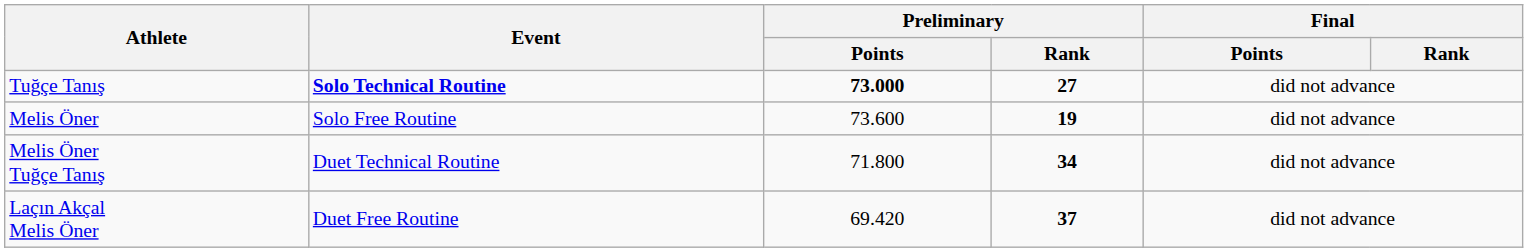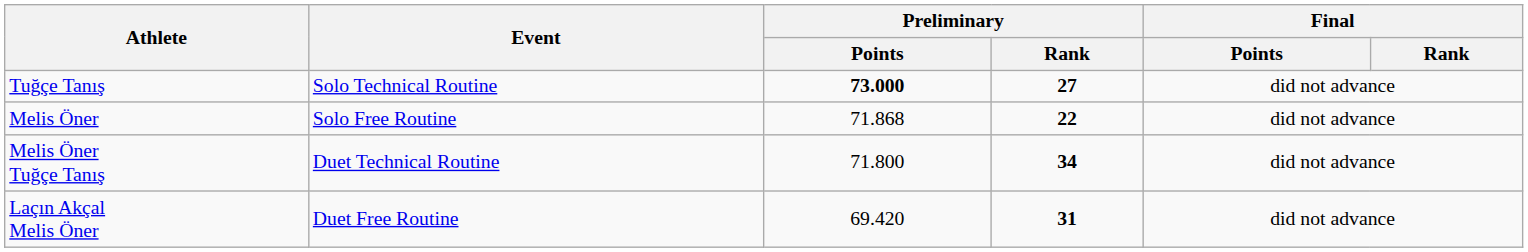(409, 86) bold -> (405, 86) normal
(877, 118) 73.600 -> (877, 118) 71.868
(1067, 118) 19 -> (1067, 118) 22
(1067, 218) 37 -> (1067, 218) 31
